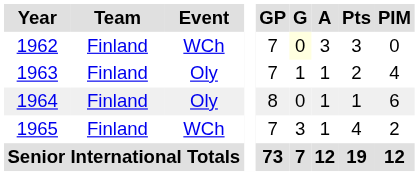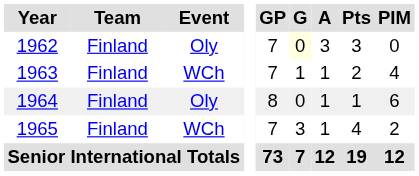(204, 45) WCh -> (204, 45) Oly
(204, 73) Oly -> (204, 73) WCh
